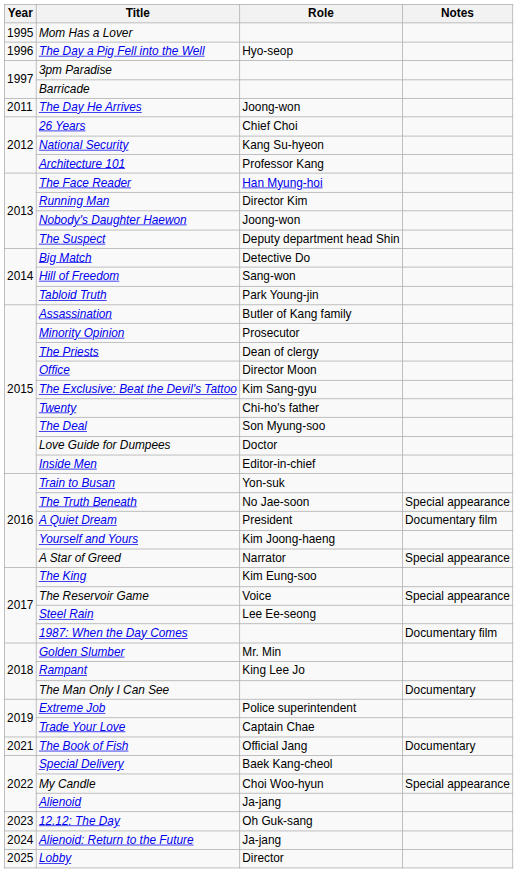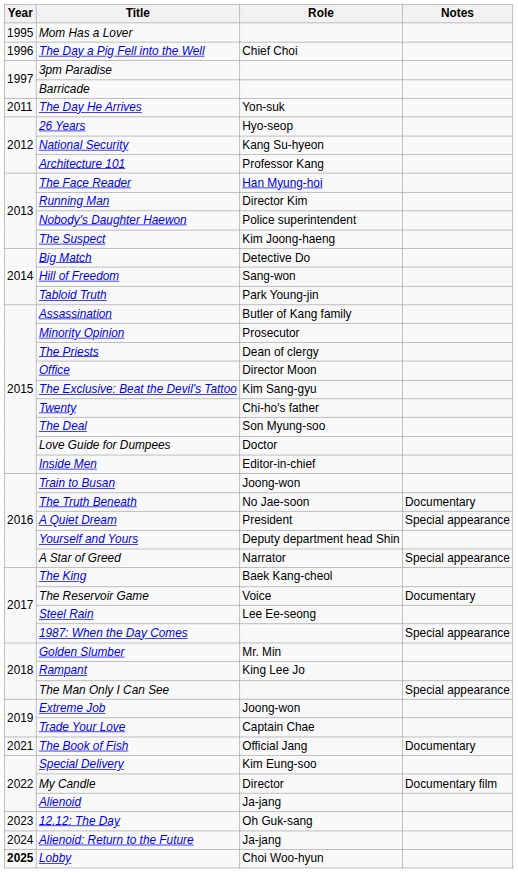(268, 51) Hyo-seop -> (270, 51) Chief Choi
(271, 107) Joong-won -> (263, 107) Yon-suk
(270, 126) Chief Choi -> (268, 126) Hyo-seop
(271, 220) Joong-won -> (299, 220) Police superintendent
(321, 239) Deputy department head Shin -> (289, 239) Kim Joong-haeng
(263, 483) Yon-suk -> (271, 483) Joong-won
(457, 502) Special appearance -> (440, 502) Documentary
(451, 520) Documentary film -> (457, 520) Special appearance
(289, 539) Kim Joong-haeng -> (321, 539) Deputy department head Shin
(279, 577) Kim Eung-soo -> (287, 577) Baek Kang-cheol
(457, 595) Special appearance -> (440, 595) Documentary
(451, 633) Documentary film -> (457, 633) Special appearance
(440, 689) Documentary -> (457, 689) Special appearance
(299, 708) Police superintendent -> (271, 708) Joong-won
(287, 764) Baek Kang-cheol -> (279, 764) Kim Eung-soo
(283, 783) Choi Woo-hyun -> (263, 783) Director
(457, 783) Special appearance -> (451, 783) Documentary film
(20, 858) normal -> (20, 858) bold
(263, 858) Director -> (283, 858) Choi Woo-hyun
